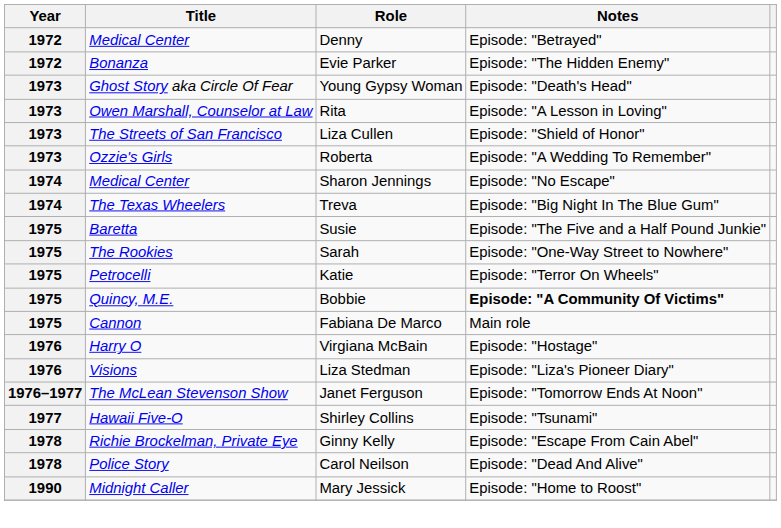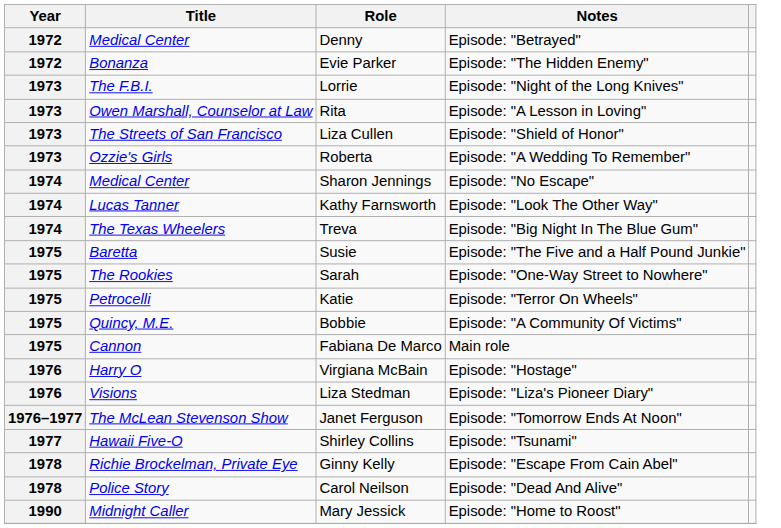- row: (391, 87)
+ row: (338, 87)
+ row: (378, 205)
(597, 299) bold -> (565, 323) normal
